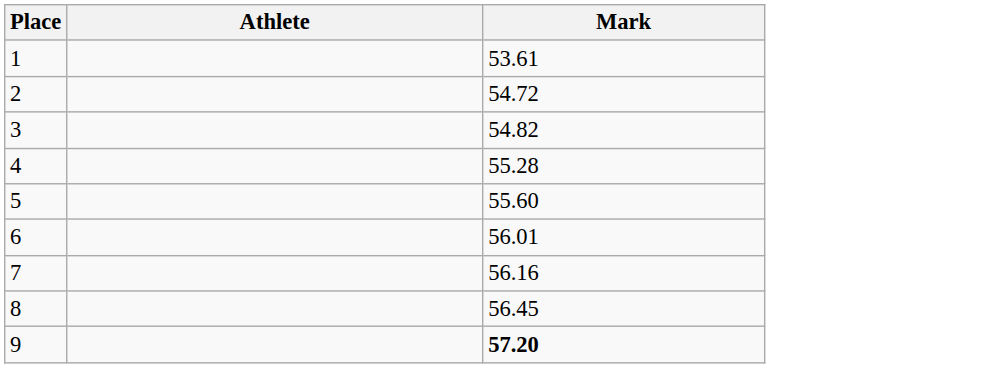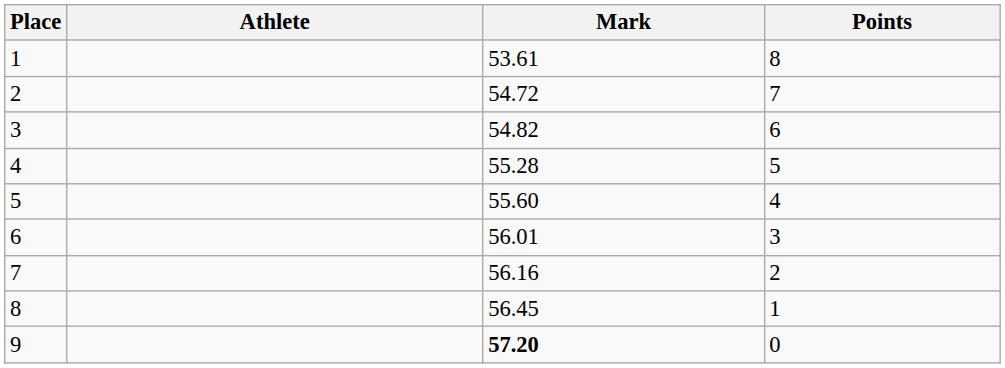+ column: (882, 22)
